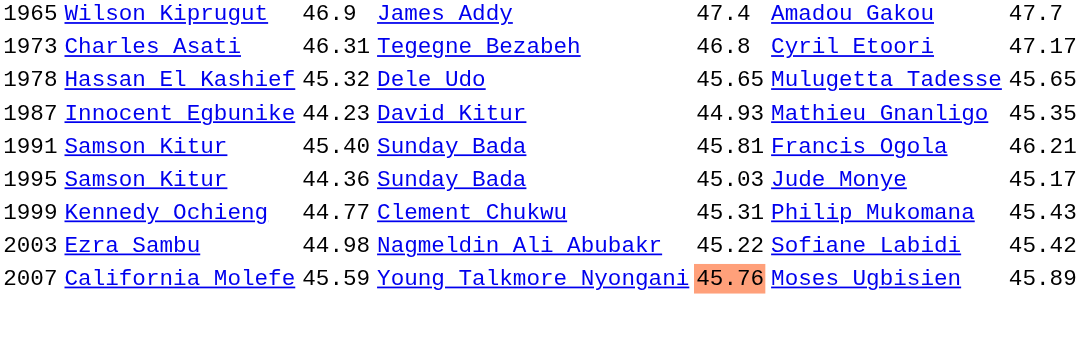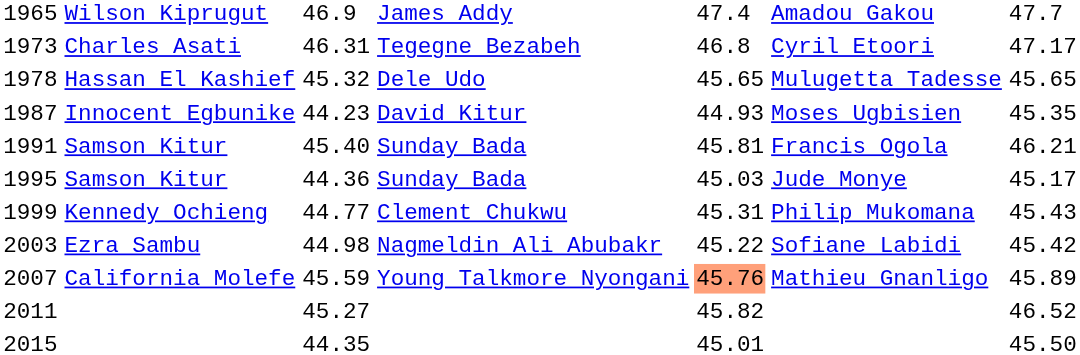(880, 113) Mathieu Gnanligo -> (866, 113) Moses Ugbisien
(866, 279) Moses Ugbisien -> (880, 279) Mathieu Gnanligo
+ row: (30, 312)
+ row: (30, 345)
